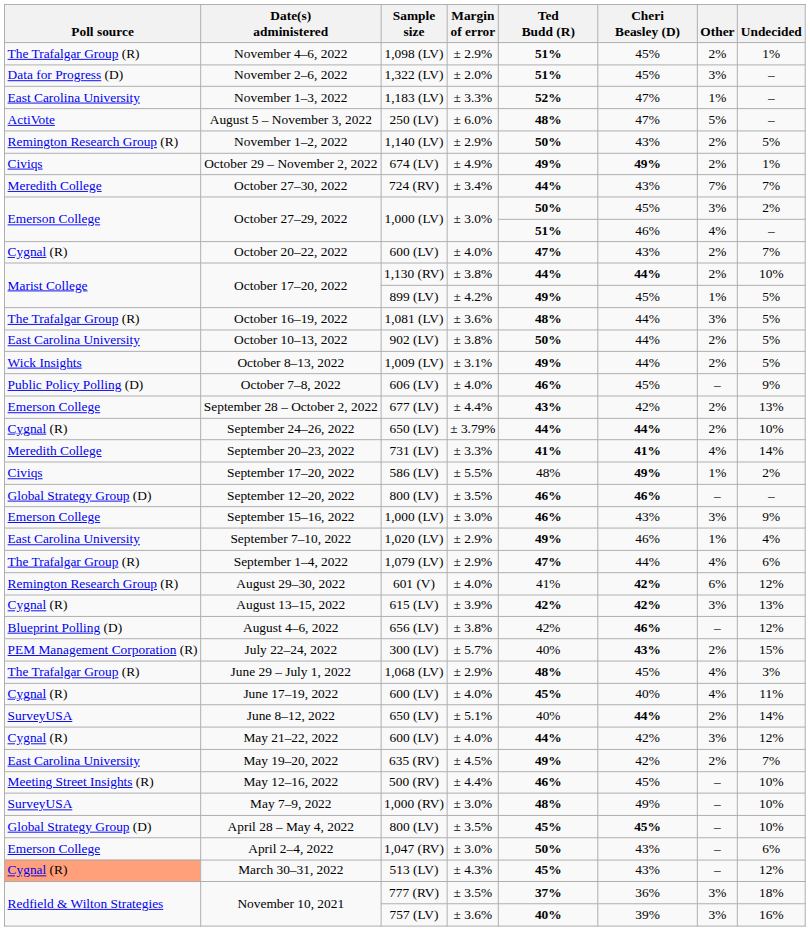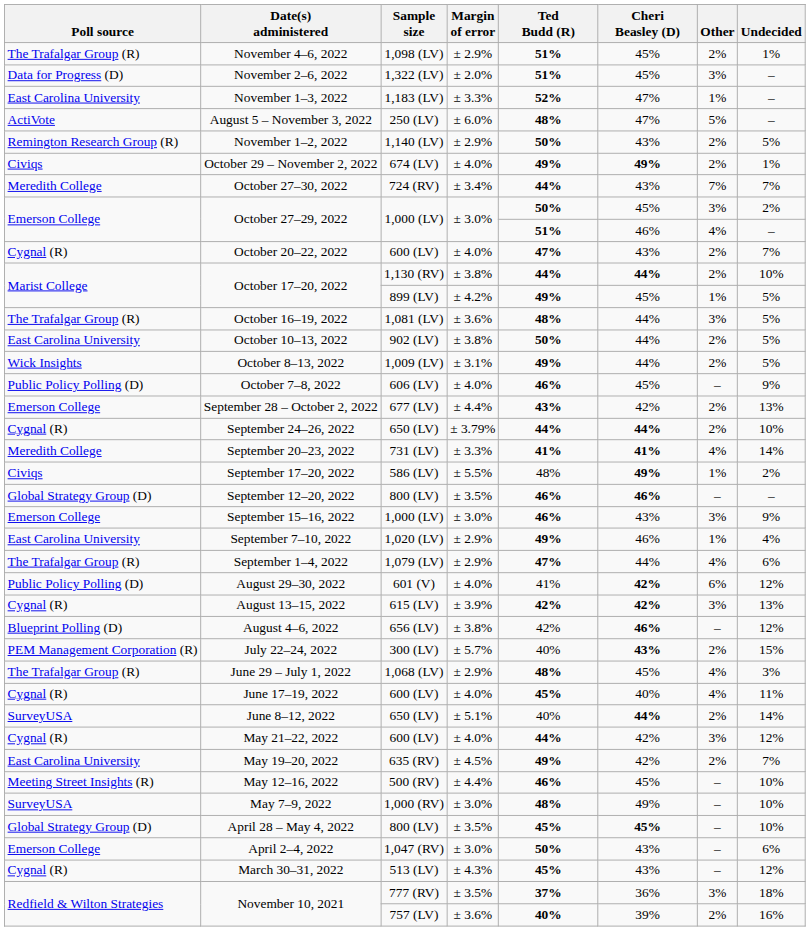(473, 164) ± 4.9% -> (473, 164) ± 4.0%
(93, 583) Remington Research Group (R) -> (75, 583) Public Policy Polling (D)
(38, 871) lightsalmon background -> (38, 871) no background
(717, 915) 3% -> (717, 915) 2%
